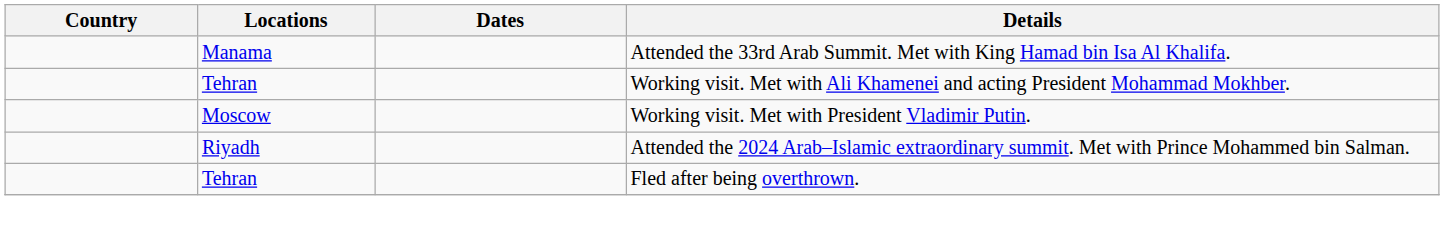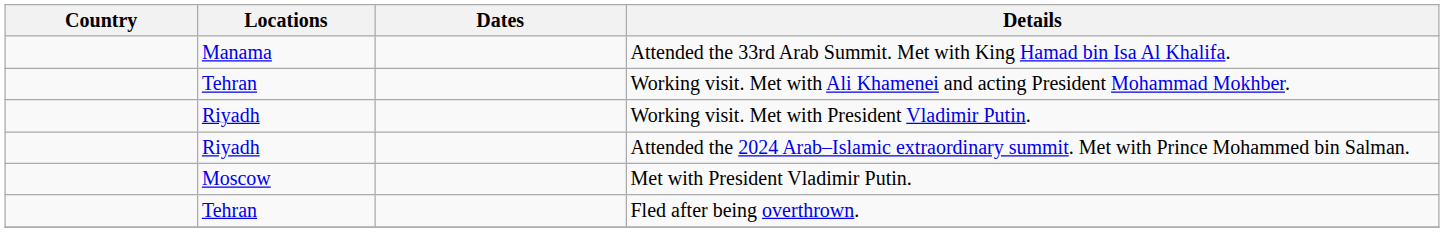(236, 115) Moscow -> (231, 115) Riyadh
+ row: (771, 178)
